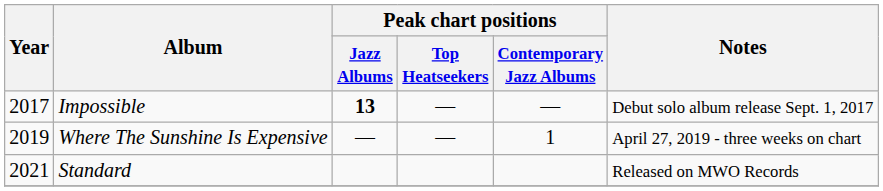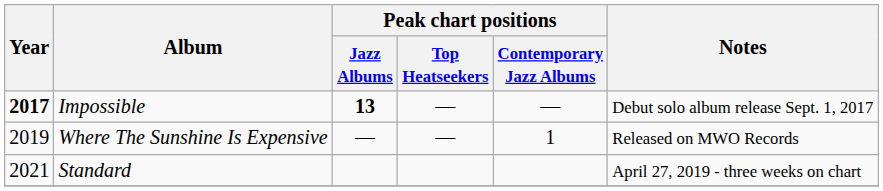(29, 106) normal -> (29, 106) bold
(737, 139) April 27, 2019 - three weeks on chart -> (706, 139) Released on MWO Records
(706, 170) Released on MWO Records -> (737, 170) April 27, 2019 - three weeks on chart
